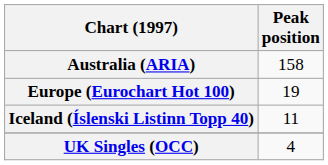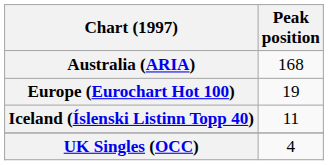(291, 64) 158 -> (291, 64) 168
